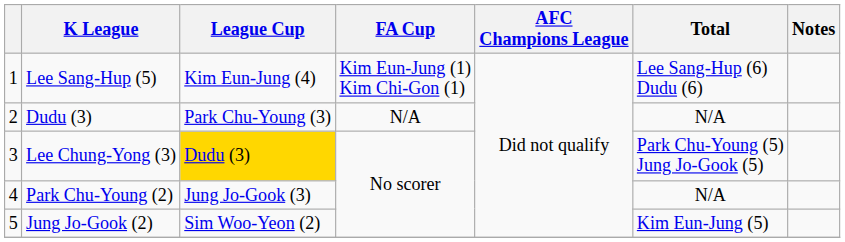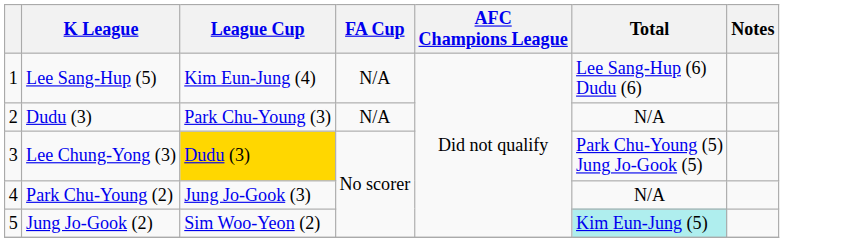(405, 78) Kim Eun-Jung (1) Kim Chi-Gon (1) -> (375, 78) N/A
(703, 223) no background -> (642, 223) paleturquoise background
